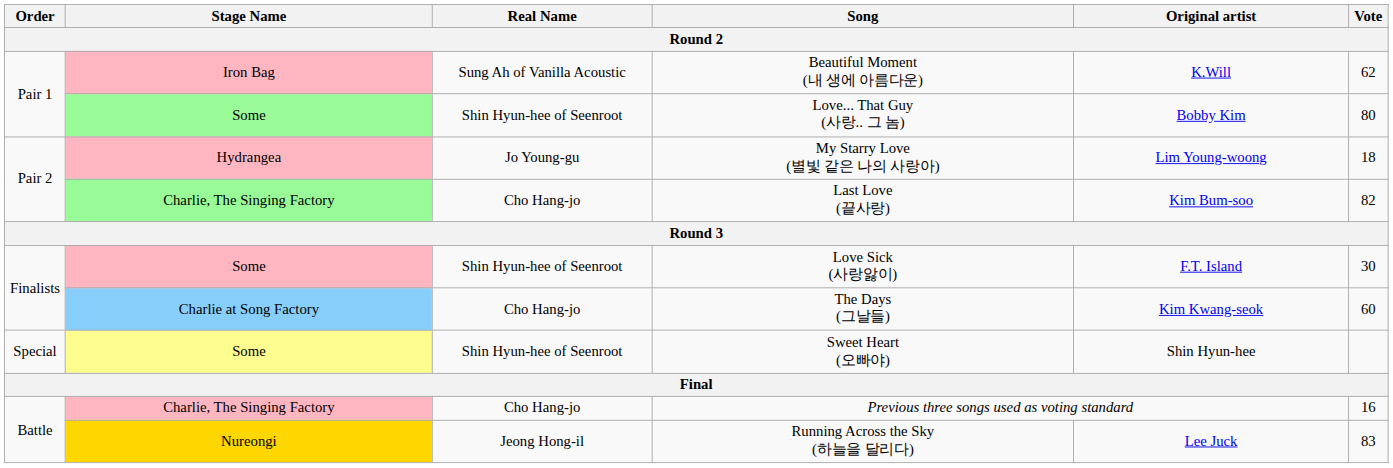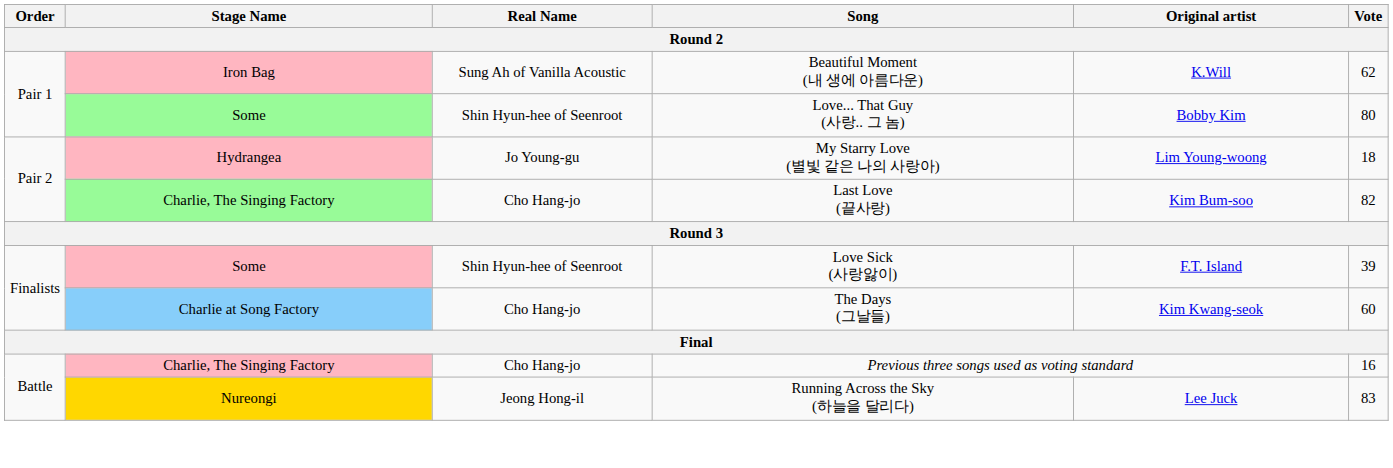(1368, 266) 30 -> (1368, 266) 39
- row: (863, 350)
